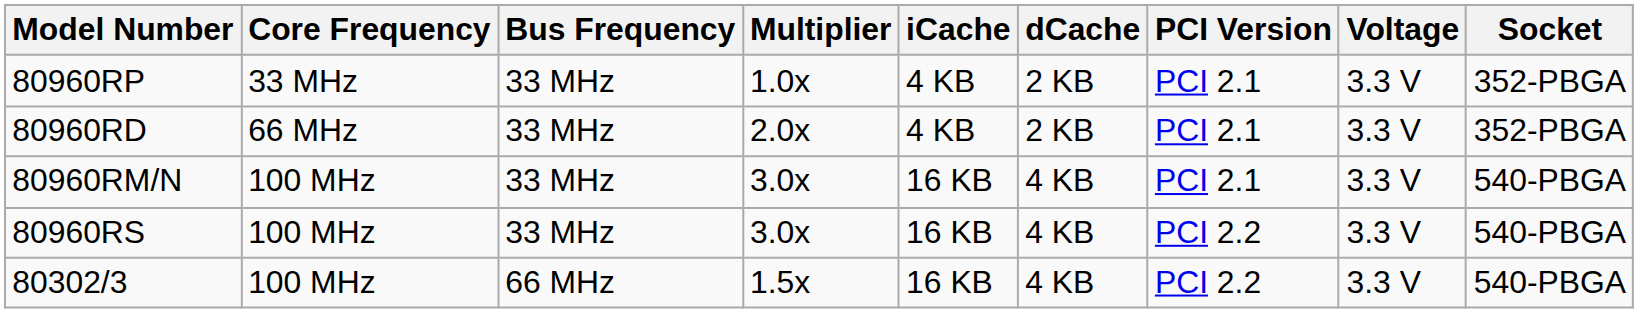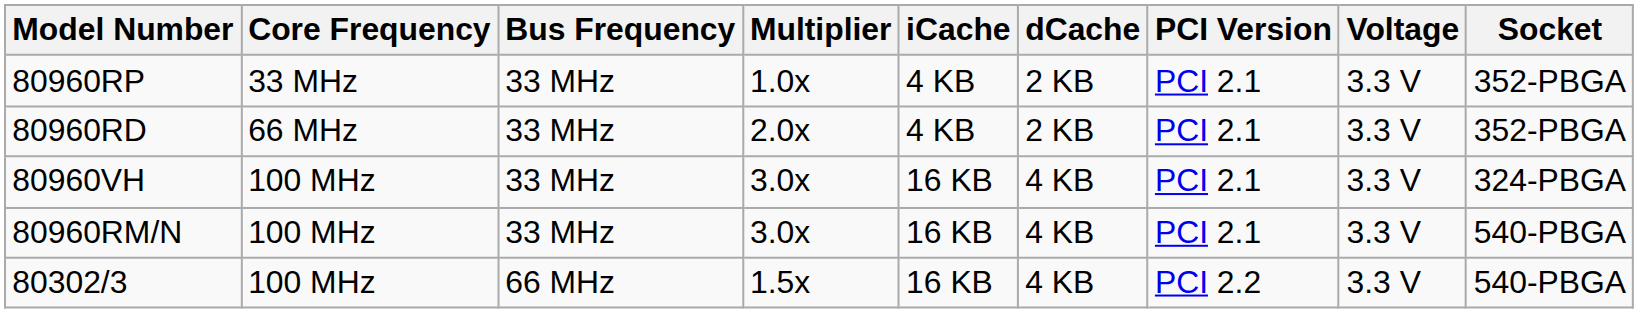+ row: (79, 181)
- row: (79, 231)
